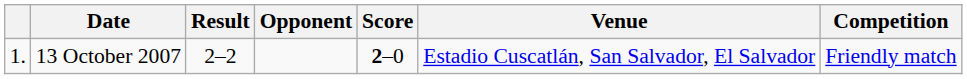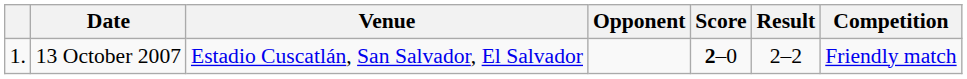columns swapped: (619, 21) <-> (220, 21)
